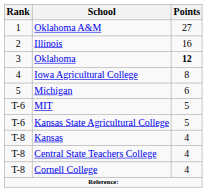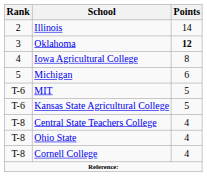- row: (68, 28)
(187, 43) 16 -> (187, 28) 14
- row: (49, 138)
+ row: (55, 138)
